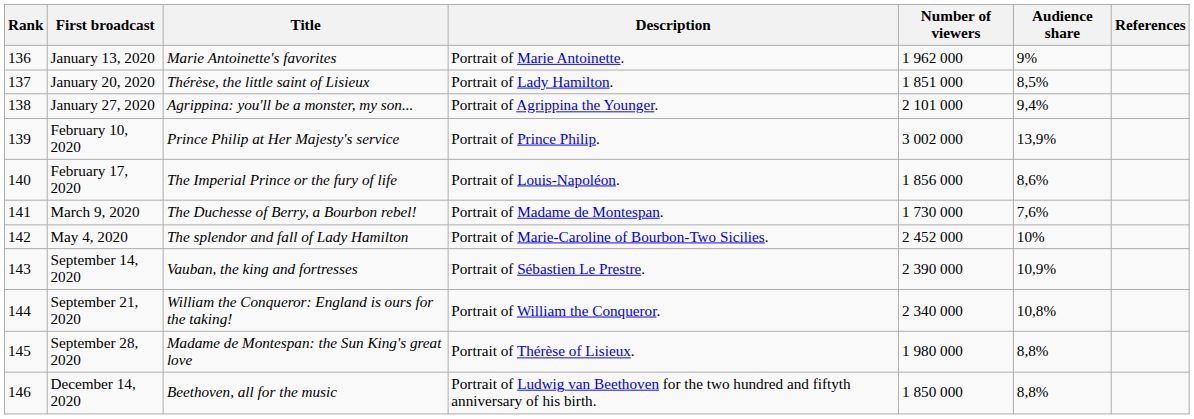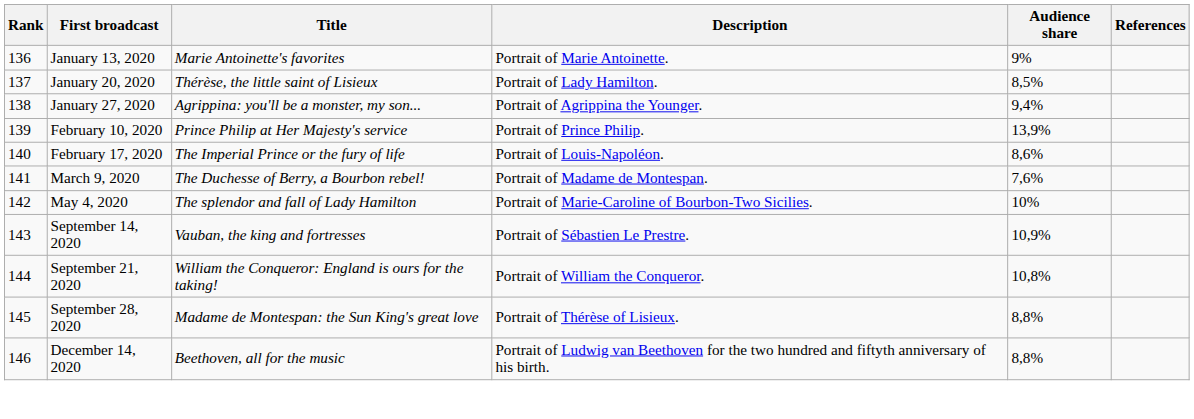- column: (956, 25)
